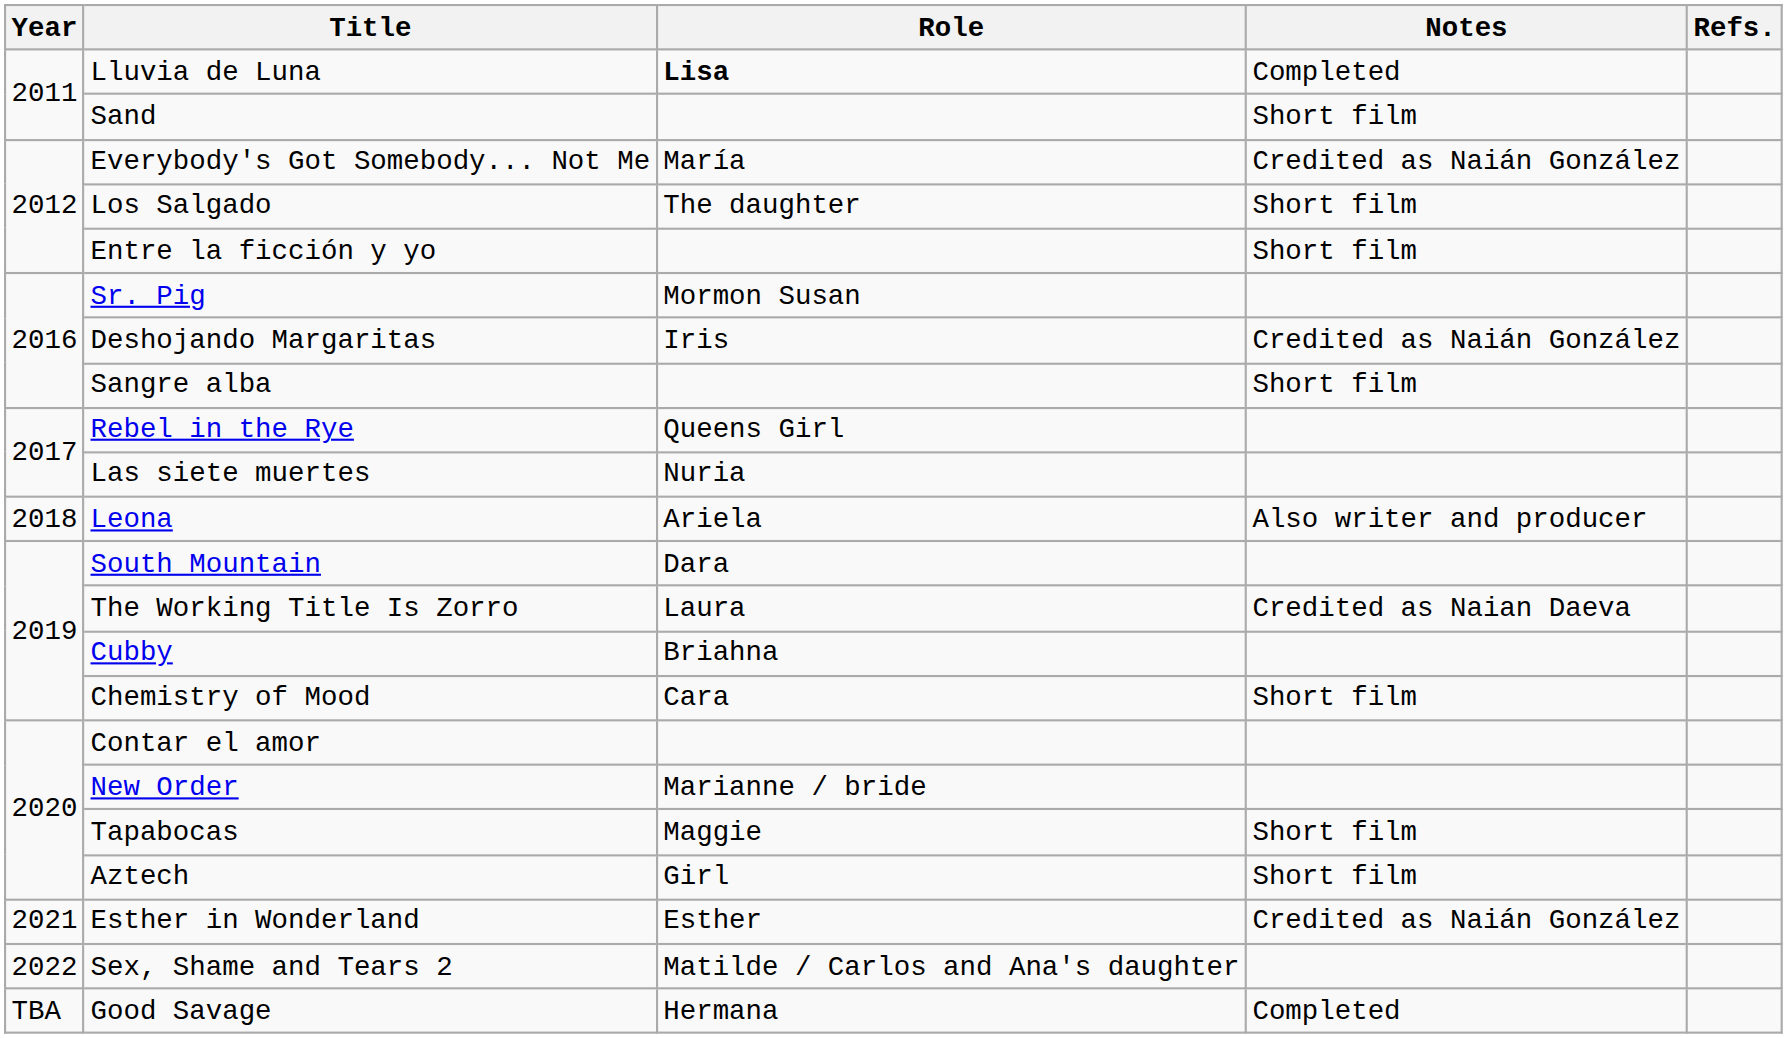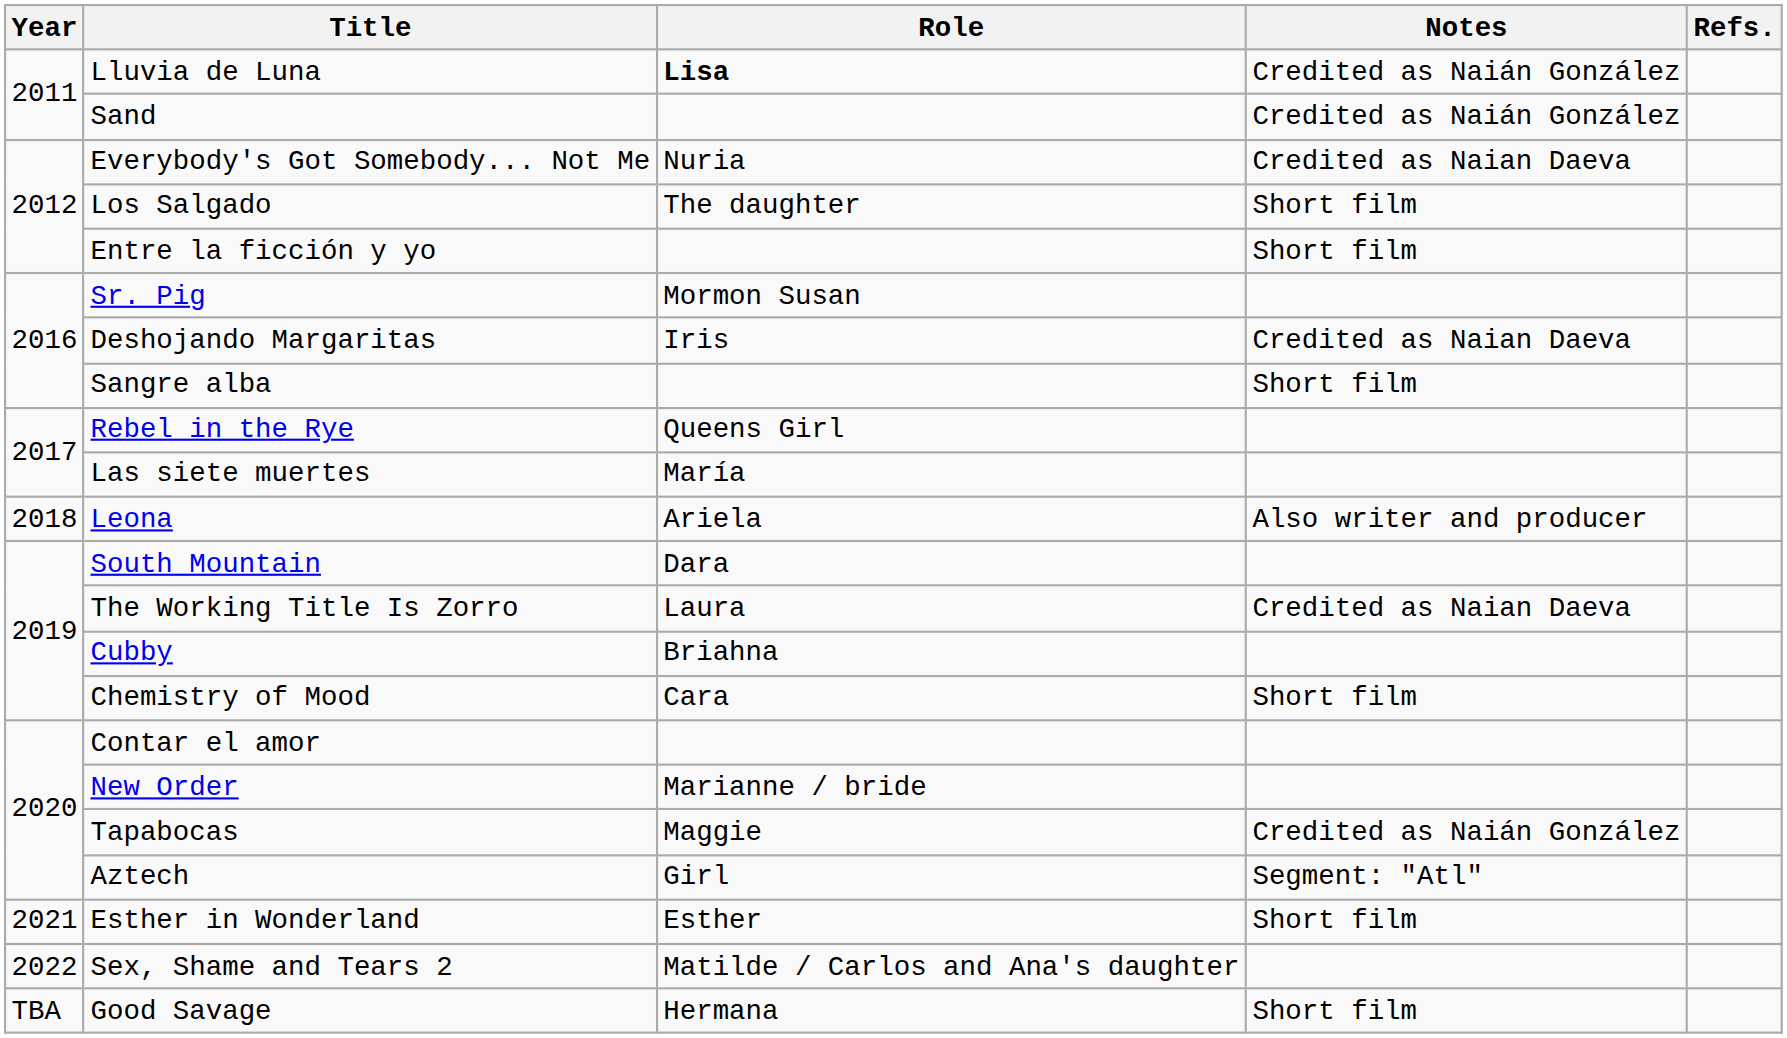(1327, 72) Completed -> (1466, 72) Credited as Naián González
(1335, 117) Short film -> (1466, 117) Credited as Naián González
(704, 162) María -> (704, 162) Nuria
(1466, 162) Credited as Naián González -> (1442, 162) Credited as Naian Daeva
(1466, 340) Credited as Naián González -> (1442, 340) Credited as Naian Daeva
(704, 474) Nuria -> (704, 474) María
(1335, 832) Short film -> (1466, 832) Credited as Naián González
(1335, 877) Short film -> (1368, 877) Segment: "Atl"
(1466, 922) Credited as Naián González -> (1335, 922) Short film
(1327, 1011) Completed -> (1335, 1011) Short film
